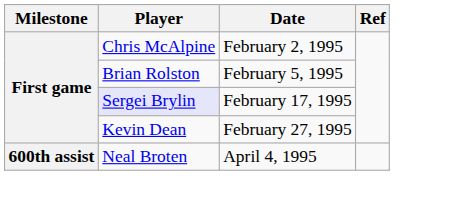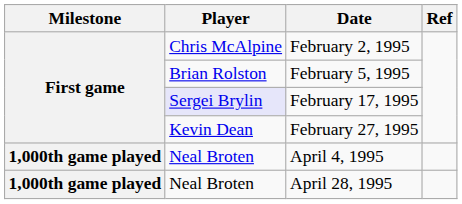(51, 156) 600th assist -> (85, 156) 1,000th game played
+ row: (341, 184)
